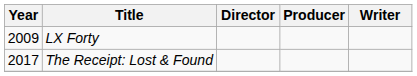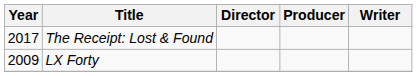rows swapped: (72, 37) <-> (129, 60)
